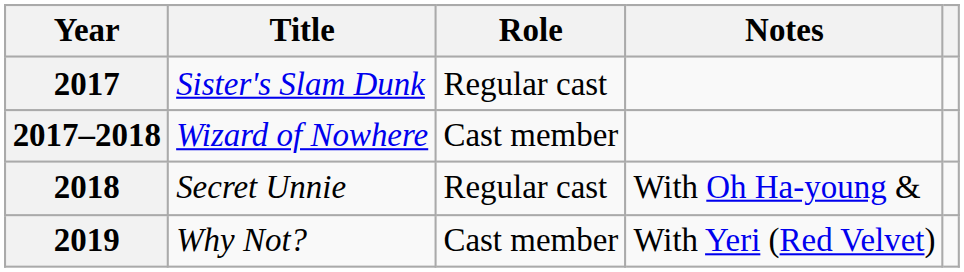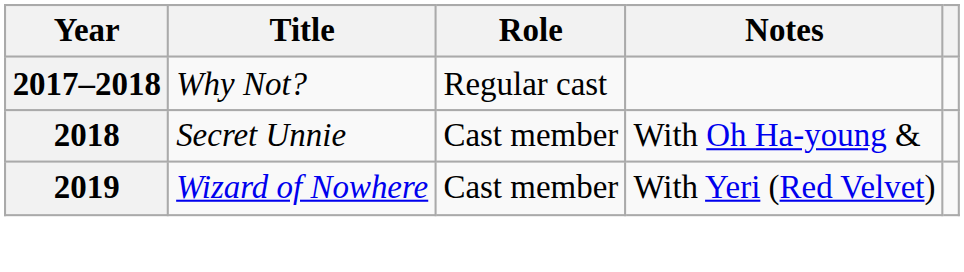- row: (87, 82)
(302, 135) Wizard of Nowhere -> (242, 82) Why Not?
(531, 135) Cast member -> (525, 82) Regular cast
(525, 187) Regular cast -> (531, 135) Cast member
(242, 239) Why Not? -> (302, 187) Wizard of Nowhere
